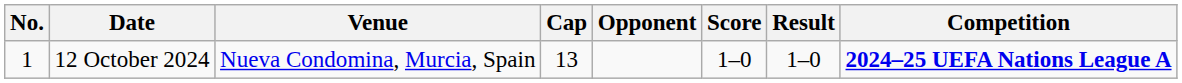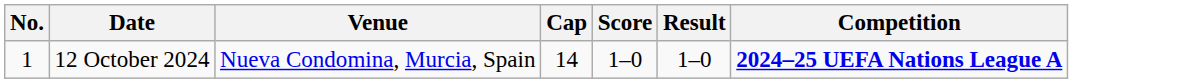- column: (647, 22)
(567, 59) 13 -> (567, 59) 14
